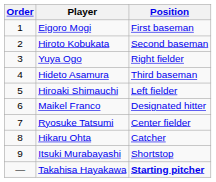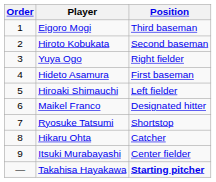(162, 28) First baseman -> (164, 28) Third baseman
(164, 75) Third baseman -> (162, 75) First baseman
(161, 122) Center fielder -> (152, 122) Shortstop
(152, 153) Shortstop -> (161, 153) Center fielder
